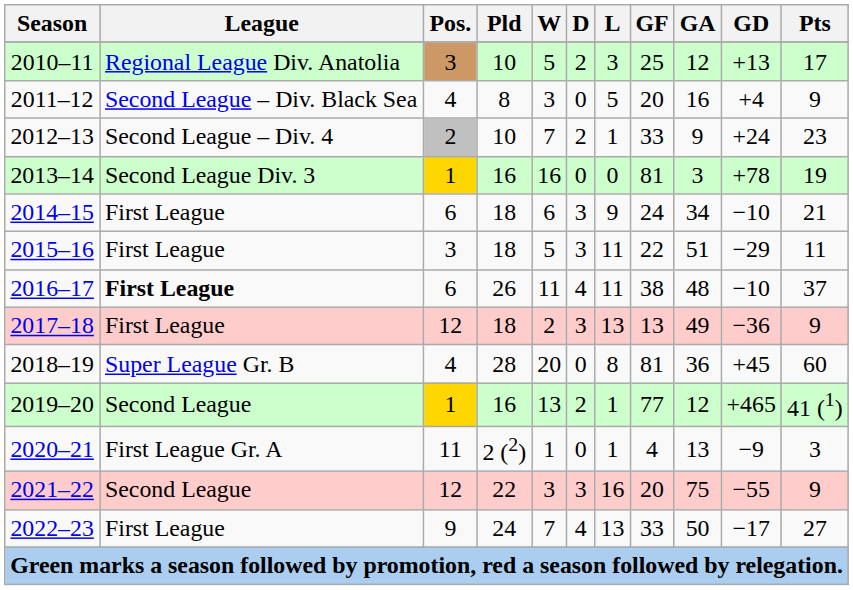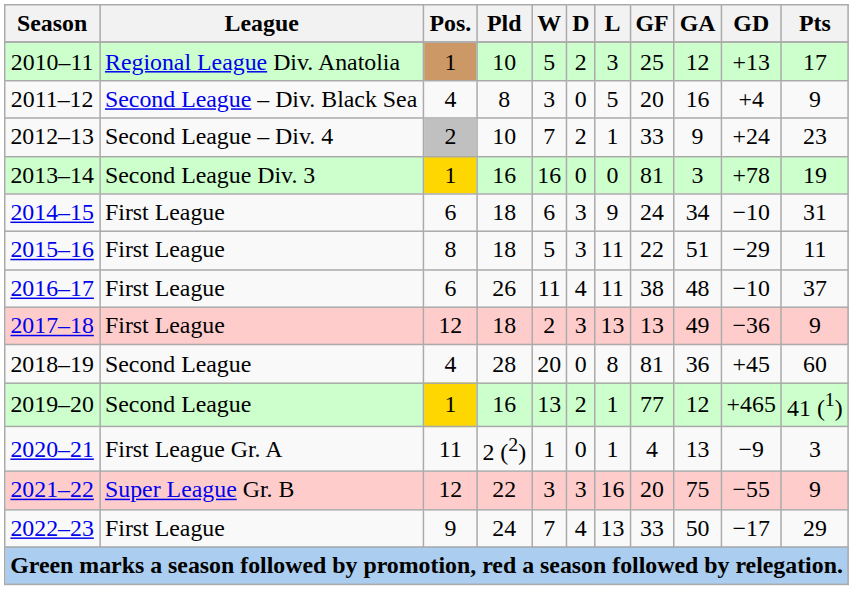(450, 61) 3 -> (450, 61) 1
(815, 212) 21 -> (815, 212) 31
(450, 250) 3 -> (450, 250) 8
(170, 288) bold -> (165, 288) normal
(200, 363) Super League Gr. B -> (178, 363) Second League
(178, 490) Second League -> (200, 490) Super League Gr. B
(815, 527) 27 -> (815, 527) 29
